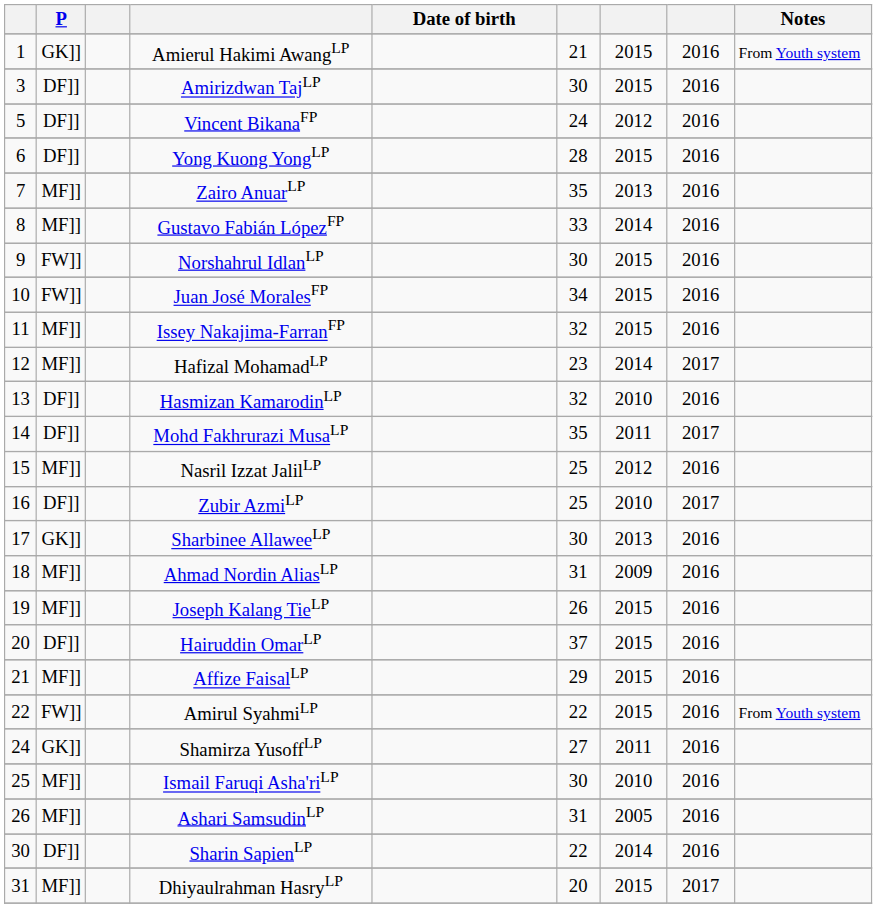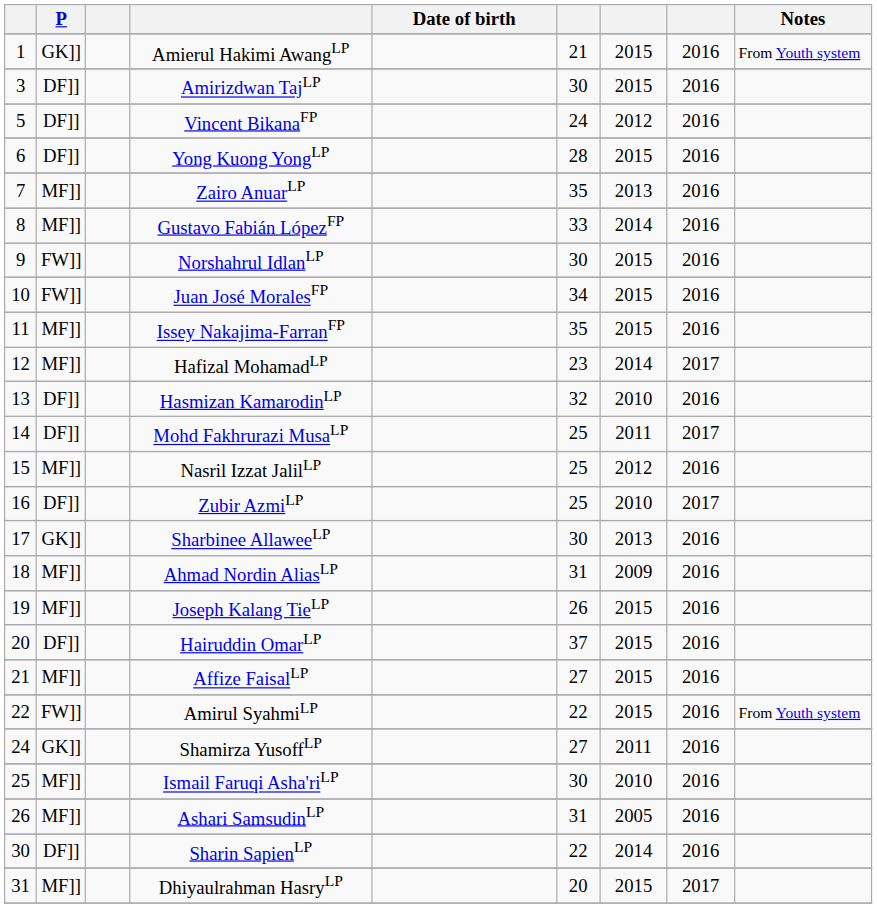(578, 329) 32 -> (578, 329) 35
(578, 433) 35 -> (578, 433) 25
(578, 677) 29 -> (578, 677) 27
